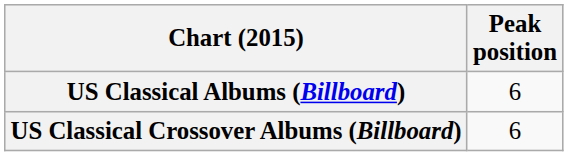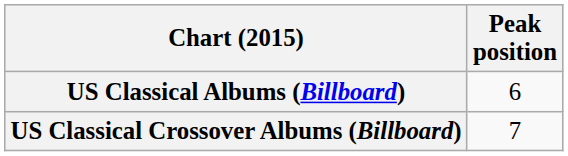(515, 130) 6 -> (515, 130) 7
